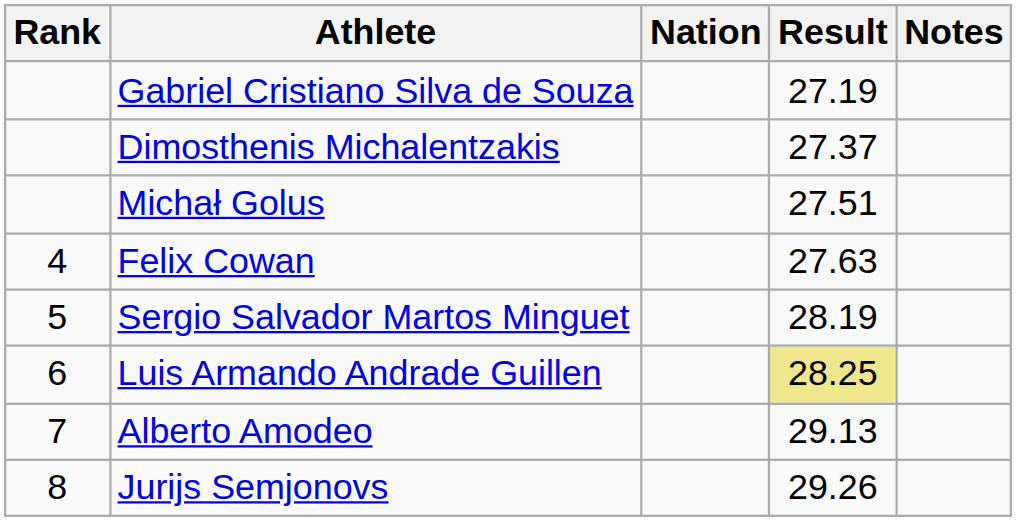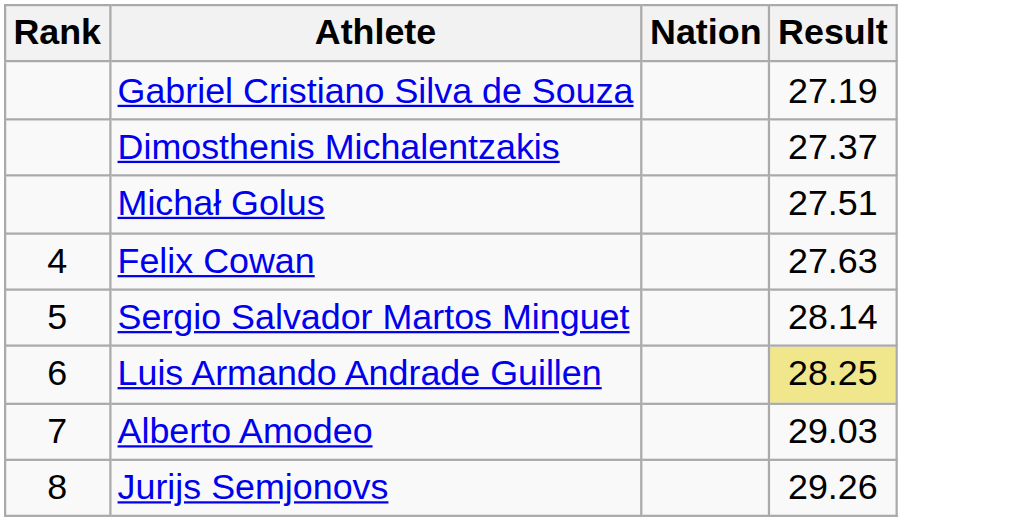- column: (954, 32)
(833, 317) 28.19 -> (833, 317) 28.14
(833, 430) 29.13 -> (833, 430) 29.03
